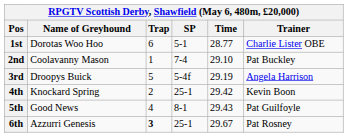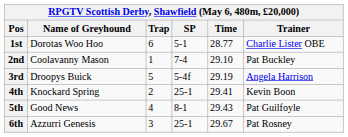(221, 92) 29.42 -> (221, 92) 29.41
(151, 124) bold -> (151, 124) normal
